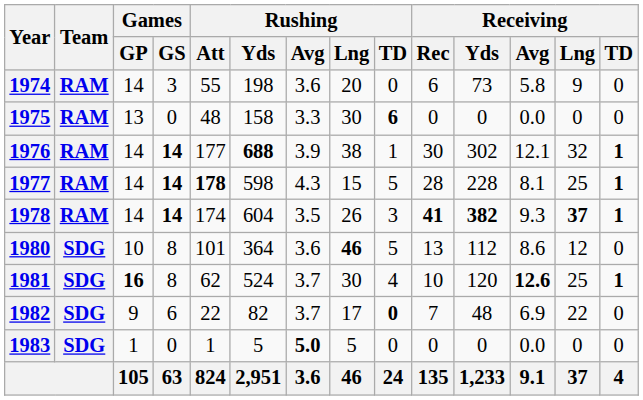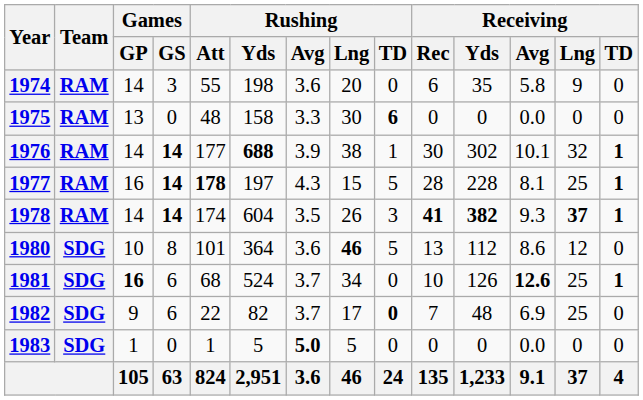(482, 85) 73 -> (482, 85) 35
(532, 150) 12.1 -> (532, 150) 10.1
(133, 183) 14 -> (133, 183) 16
(258, 183) 598 -> (258, 183) 197
(172, 280) 8 -> (172, 280) 6
(210, 280) 62 -> (210, 280) 68
(352, 280) 30 -> (352, 280) 34
(393, 280) 4 -> (393, 280) 0
(482, 280) 120 -> (482, 280) 126
(577, 313) 22 -> (577, 313) 25
